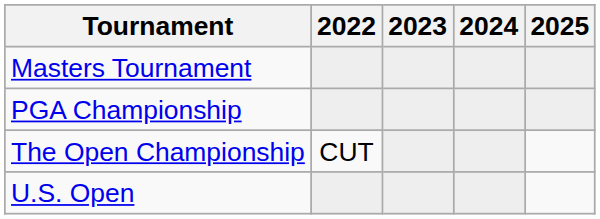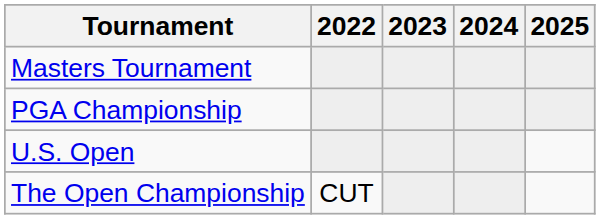rows swapped: (73, 193) <-> (158, 152)
